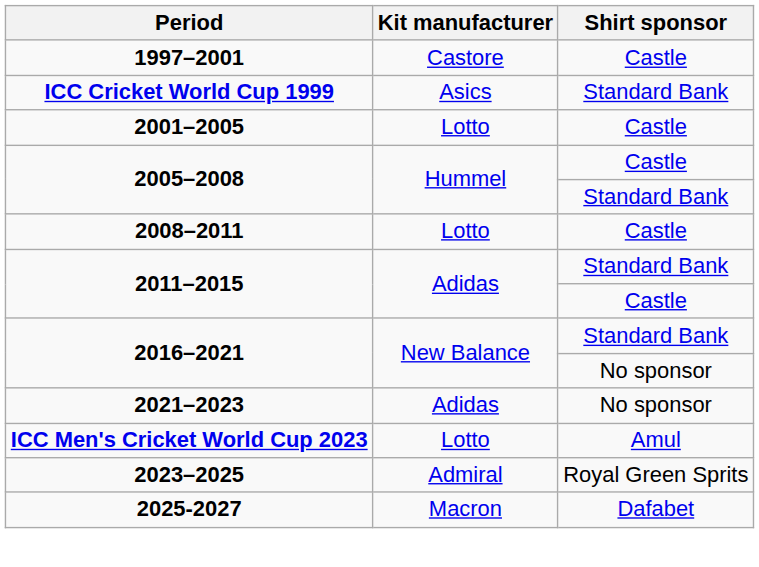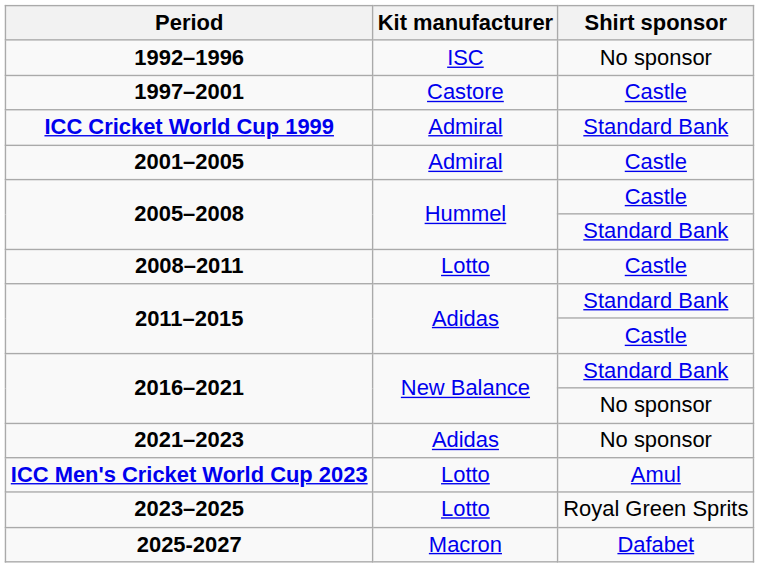+ row: (189, 57)
(465, 92) Asics -> (465, 127) Admiral
(465, 127) Lotto -> (465, 161) Admiral
(465, 474) Admiral -> (465, 509) Lotto
